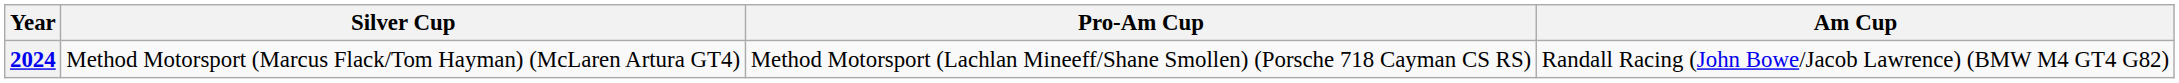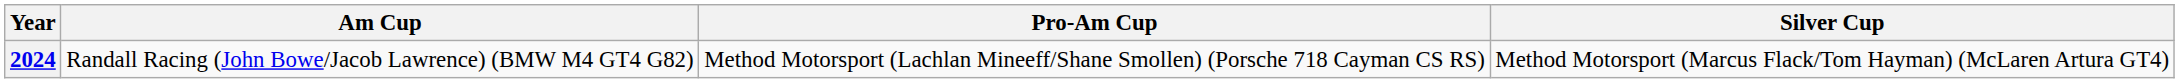columns swapped: (403, 22) <-> (1855, 22)
